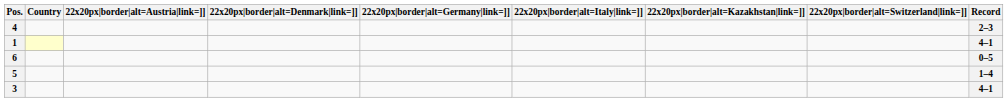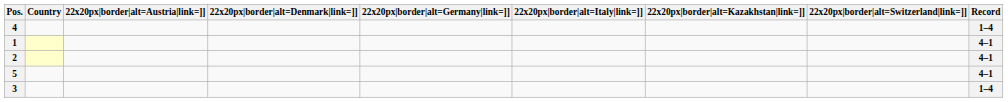(986, 28) 2–3 -> (986, 28) 1–4
+ row: (15, 58)
- row: (15, 58)
(986, 74) 1–4 -> (986, 74) 4–1
(986, 89) 4–1 -> (986, 89) 1–4
